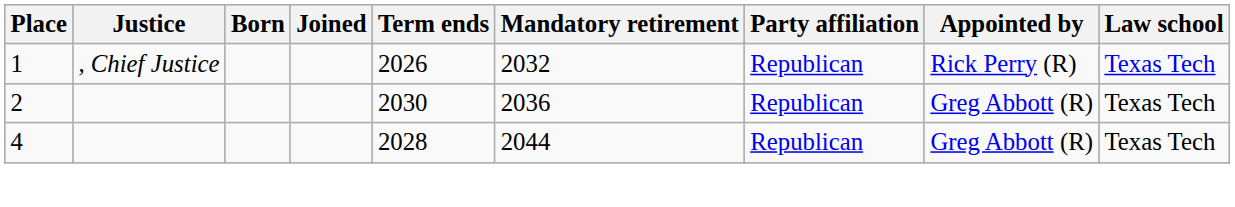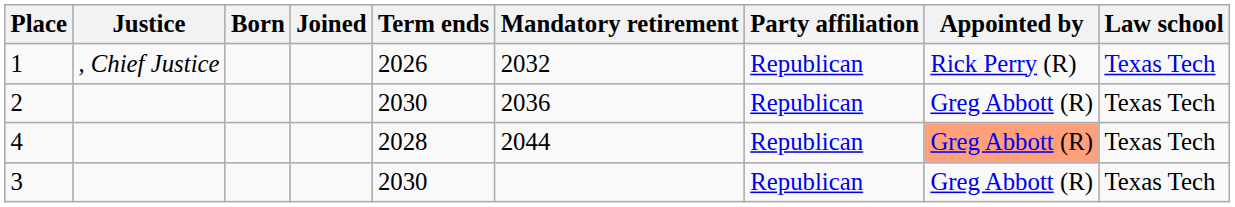(1012, 142) no background -> (1012, 142) lightsalmon background
+ row: (17, 181)
